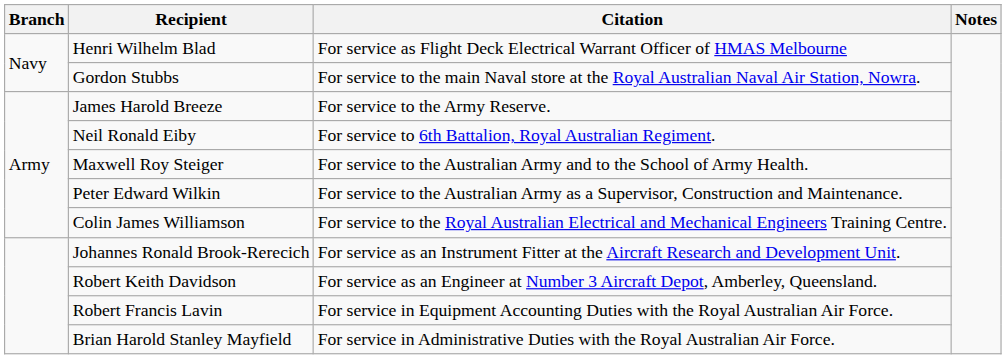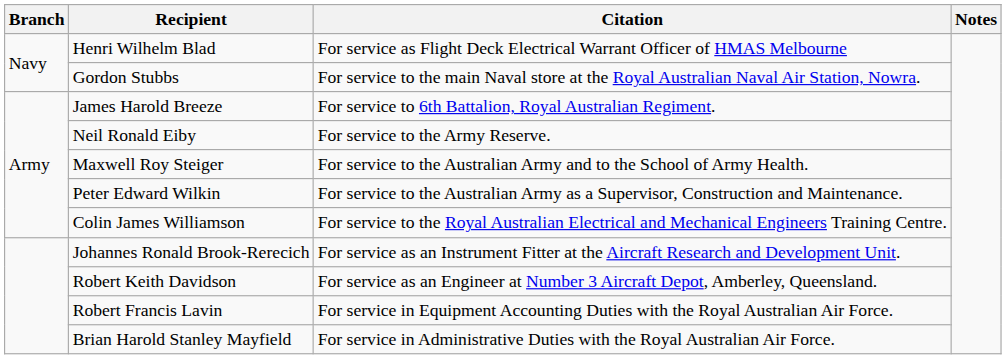(434, 106) For service to the Army Reserve. -> (517, 106) For service to 6th Battalion, Royal Australian Regiment.
(517, 135) For service to 6th Battalion, Royal Australian Regiment. -> (434, 135) For service to the Army Reserve.
